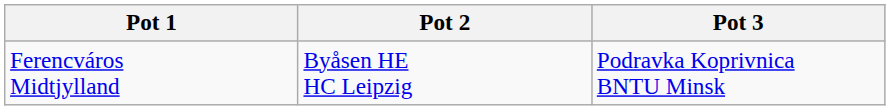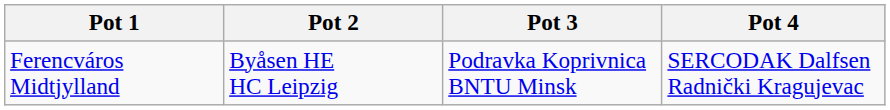+ column: (773, 22)
